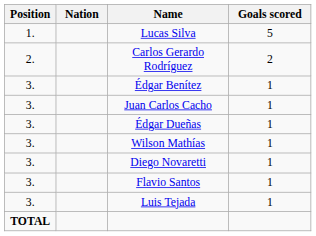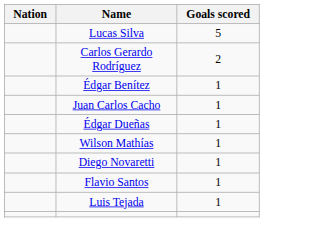- column: (30, 14)
